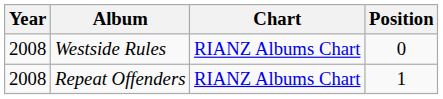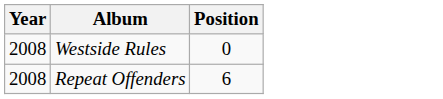- column: (277, 19)
(401, 78) 1 -> (226, 78) 6
